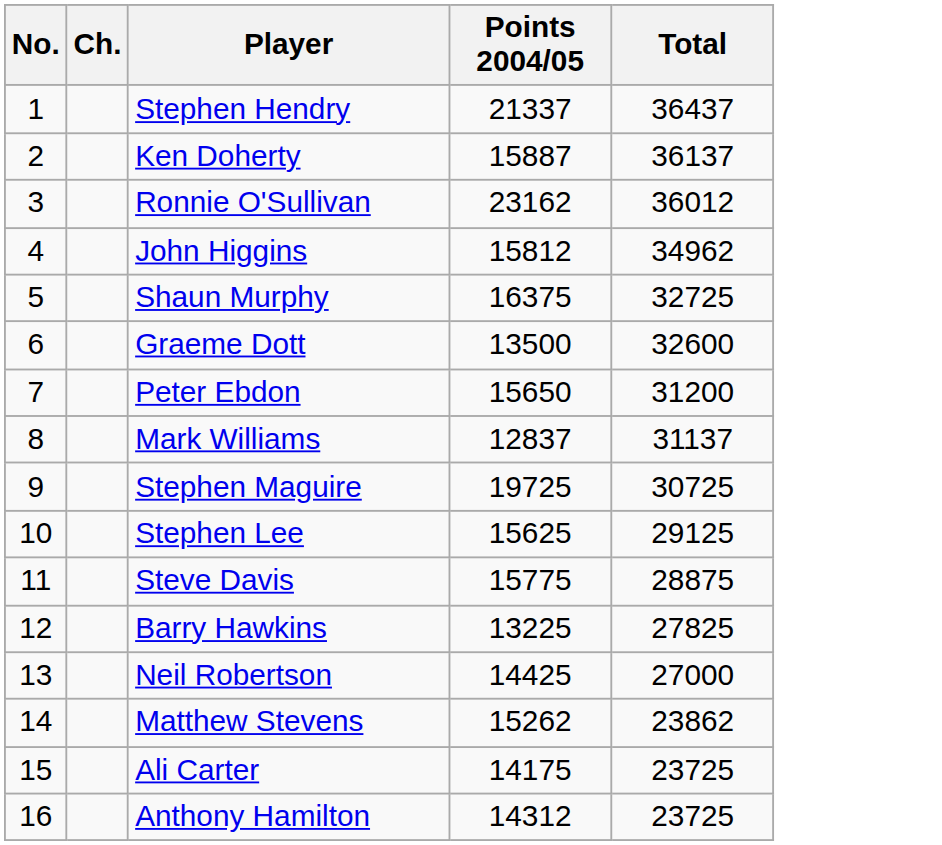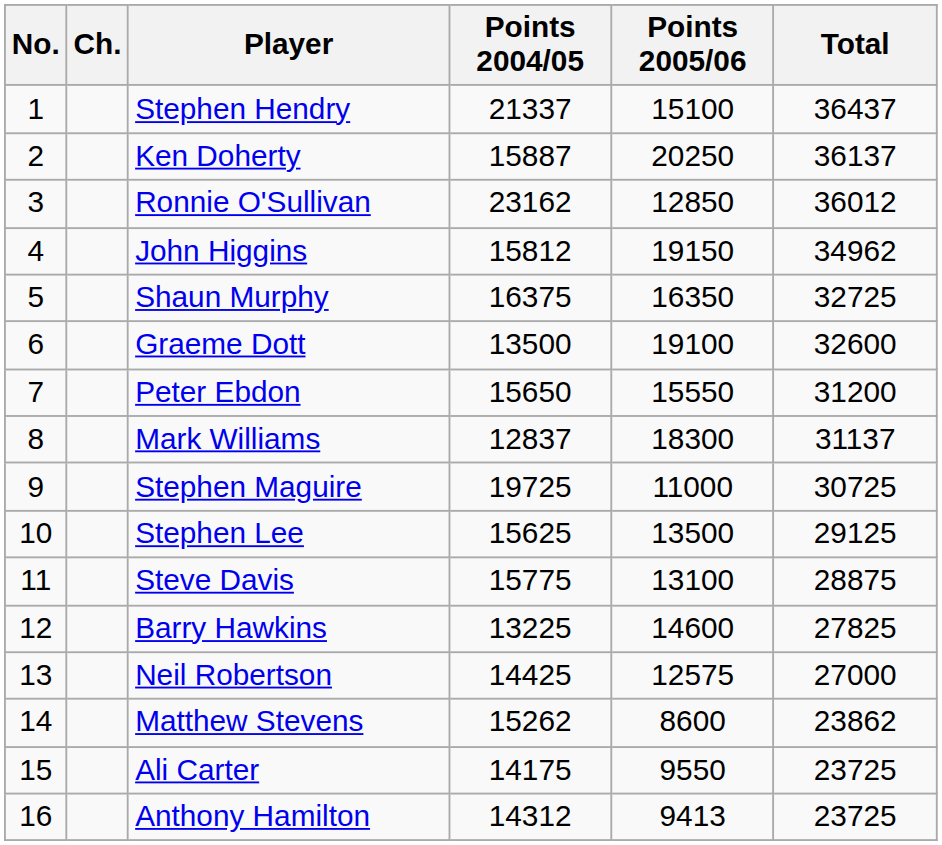+ column: (693, 44)
